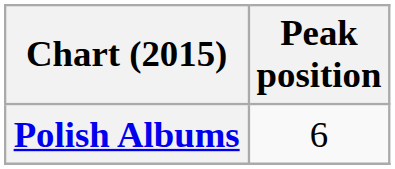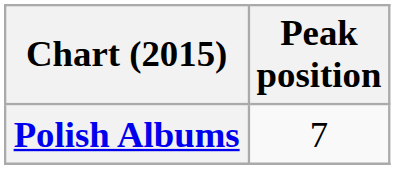(319, 133) 6 -> (319, 133) 7
